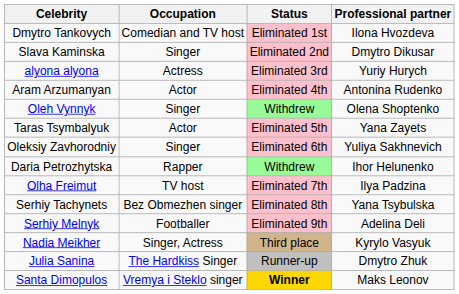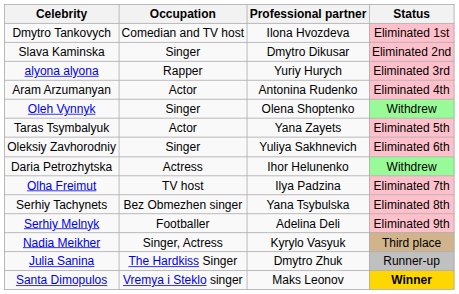columns swapped: (393, 14) <-> (289, 14)
(183, 71) Actress -> (183, 71) Rapper
(183, 166) Rapper -> (183, 166) Actress
